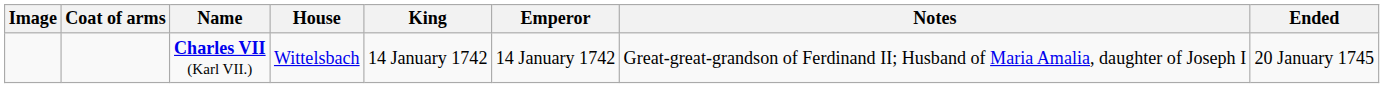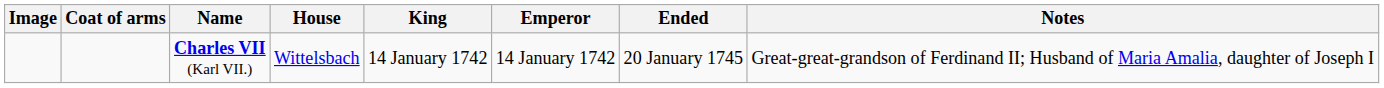columns swapped: (1314, 18) <-> (935, 18)
